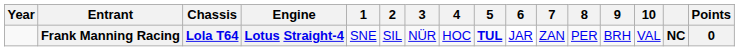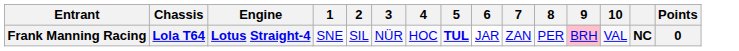- column: (21, 15)
(617, 36) no background -> (584, 36) pink background
